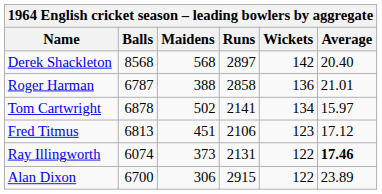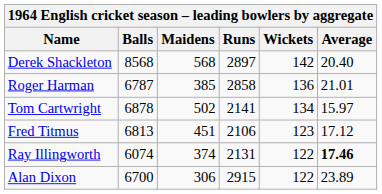(205, 85) 388 -> (205, 85) 385
(205, 154) 373 -> (205, 154) 374
